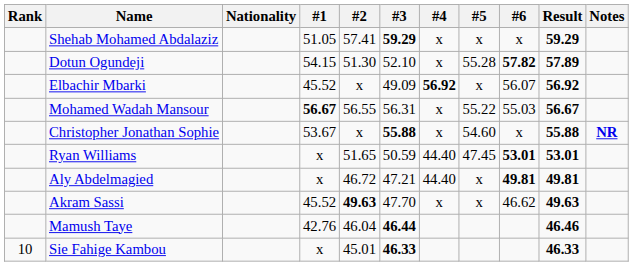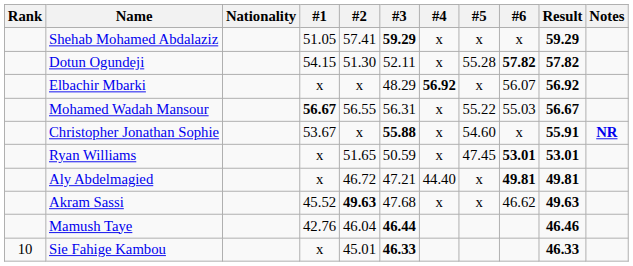(399, 62) 52.10 -> (399, 62) 52.11
(562, 62) 57.89 -> (562, 62) 57.82
(320, 86) 45.52 -> (320, 86) x
(399, 86) 49.09 -> (399, 86) 48.29
(562, 132) 55.88 -> (562, 132) 55.91
(439, 156) 44.40 -> (439, 156) x
(399, 202) 47.70 -> (399, 202) 47.68
